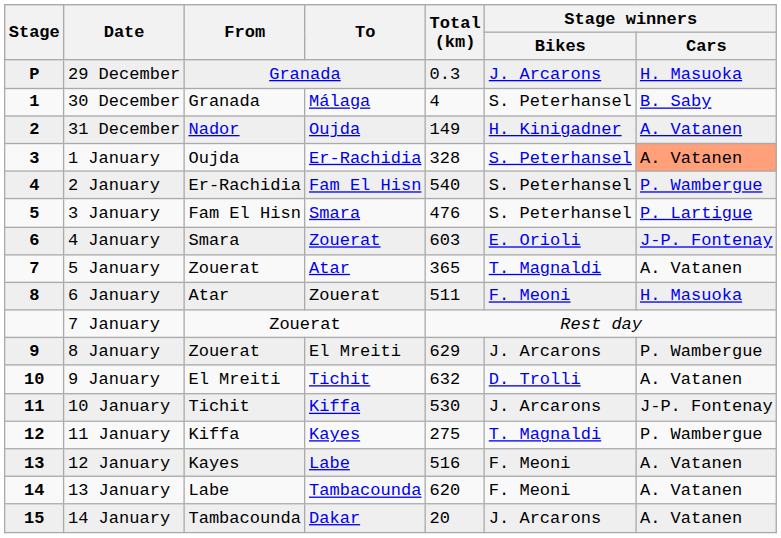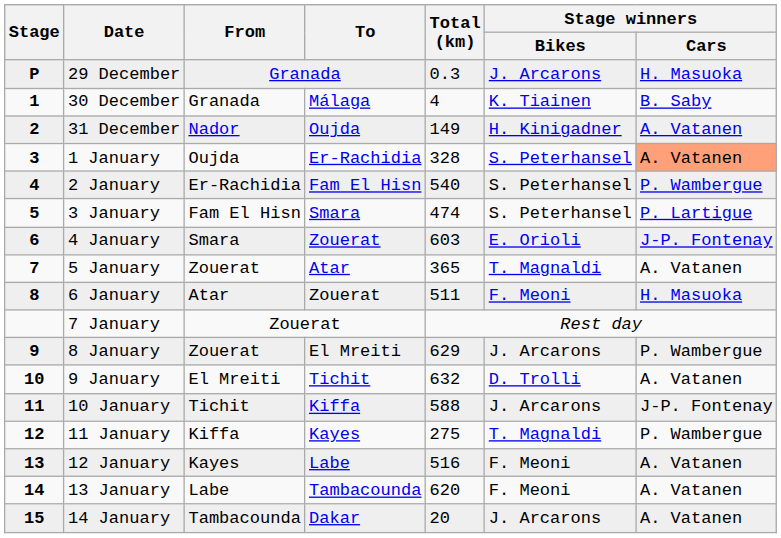(560, 102) S. Peterhansel -> (540, 102) K. Tiainen
(445, 213) 476 -> (445, 213) 474
(445, 407) 530 -> (445, 407) 588
